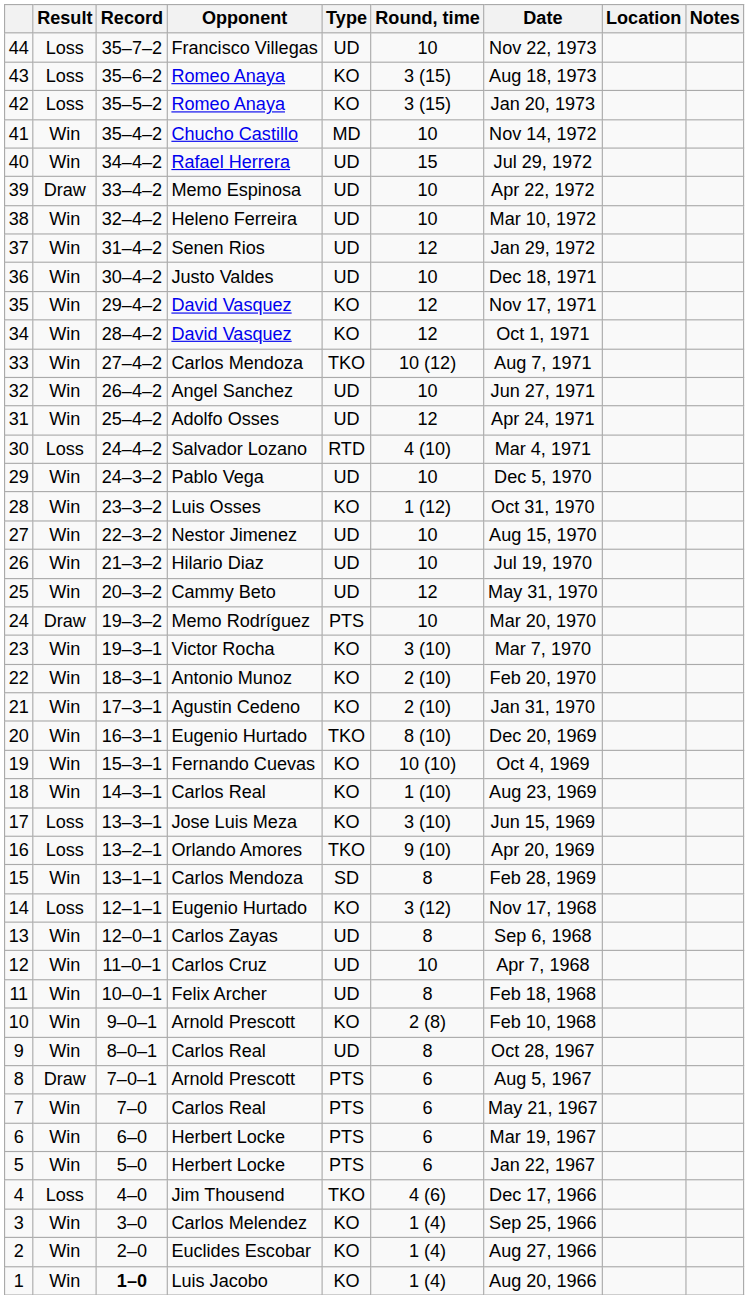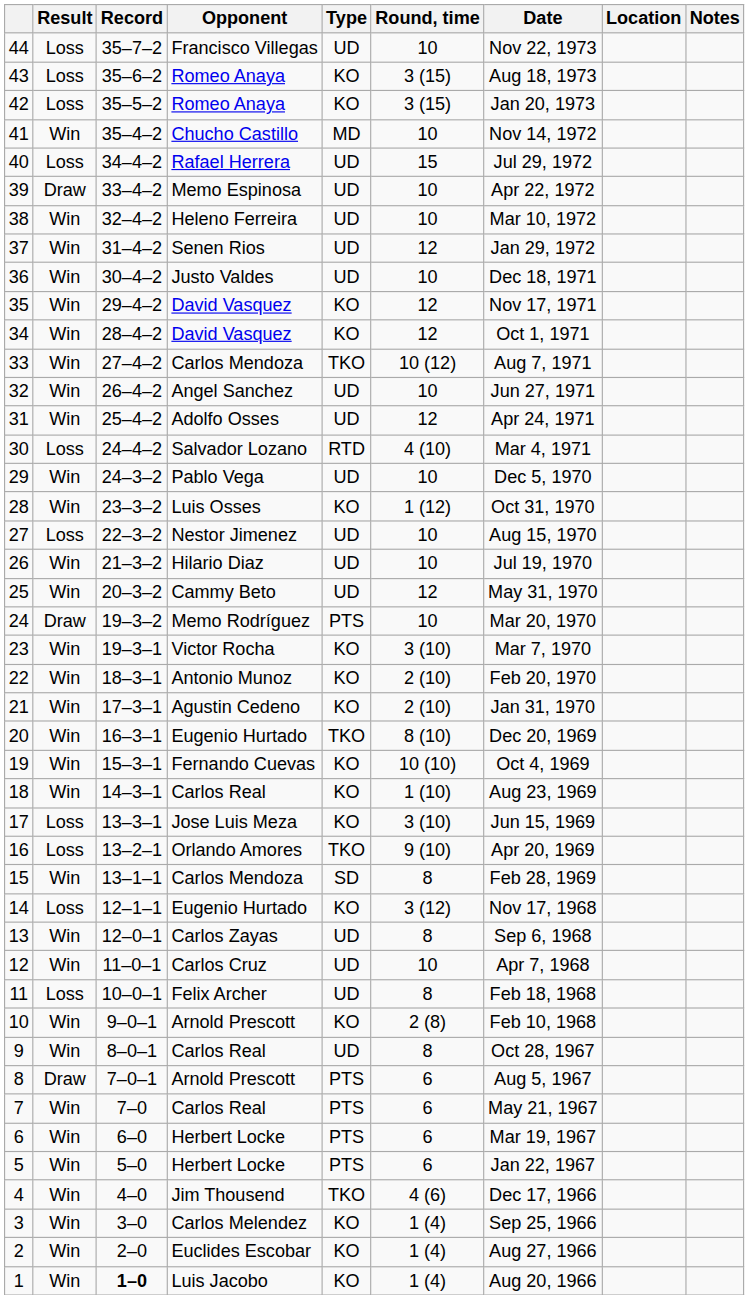(65, 162) Win -> (65, 162) Loss
(65, 534) Win -> (65, 534) Loss
(65, 993) Win -> (65, 993) Loss
(65, 1194) Loss -> (65, 1194) Win
